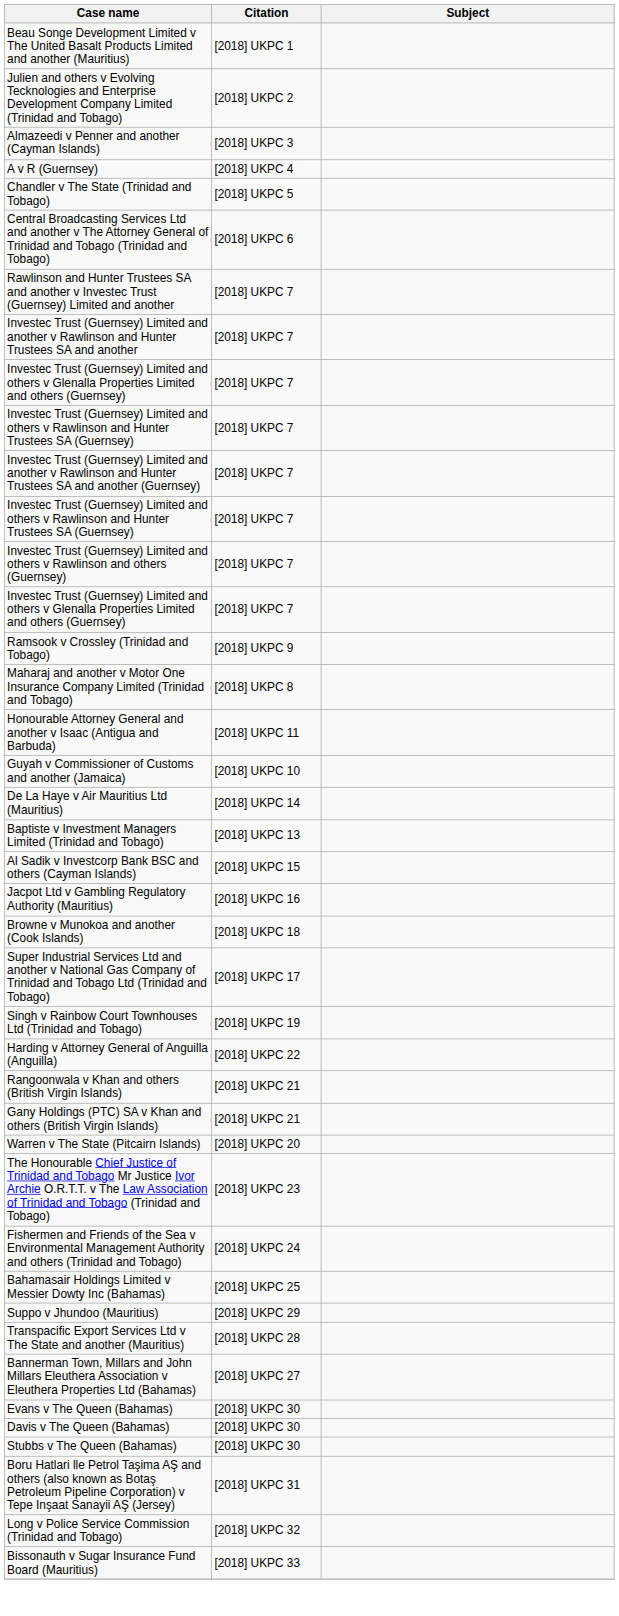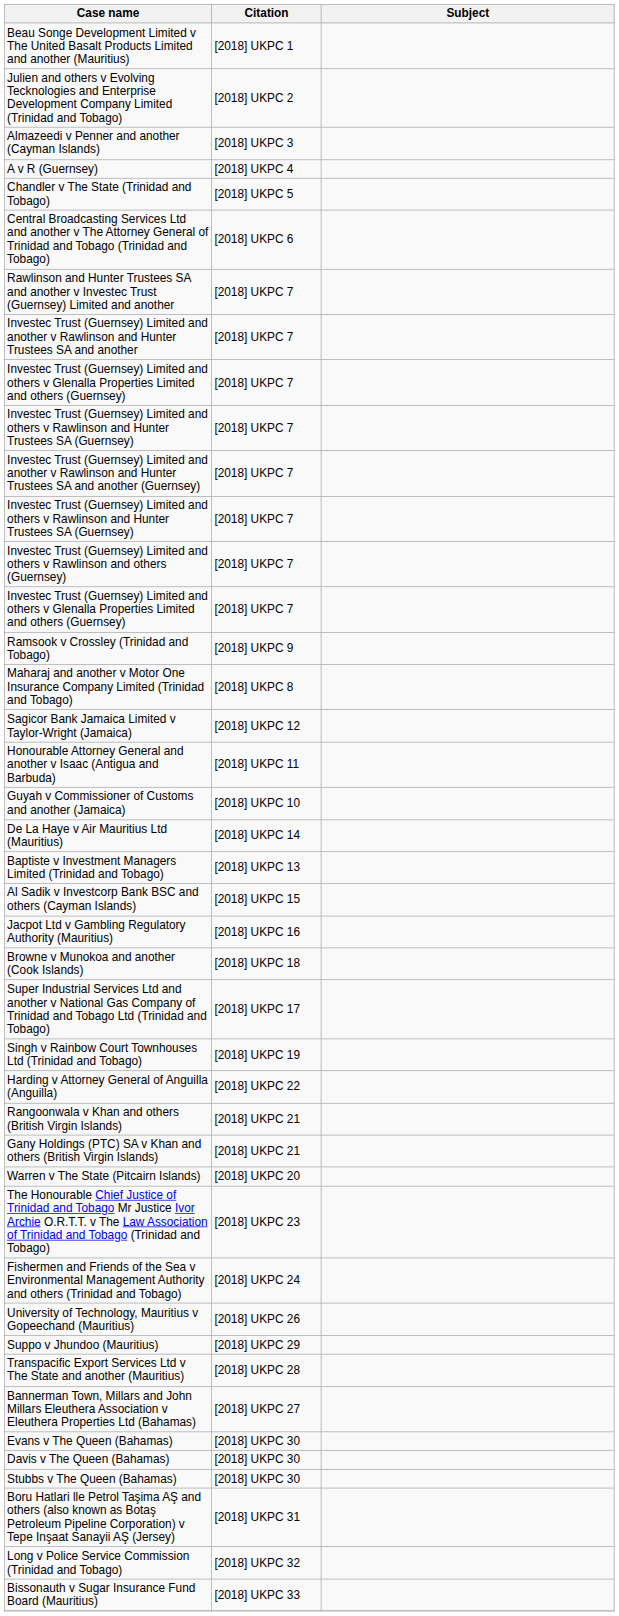+ row: (91, 726)
+ row: (103, 1319)
- row: (89, 1287)
